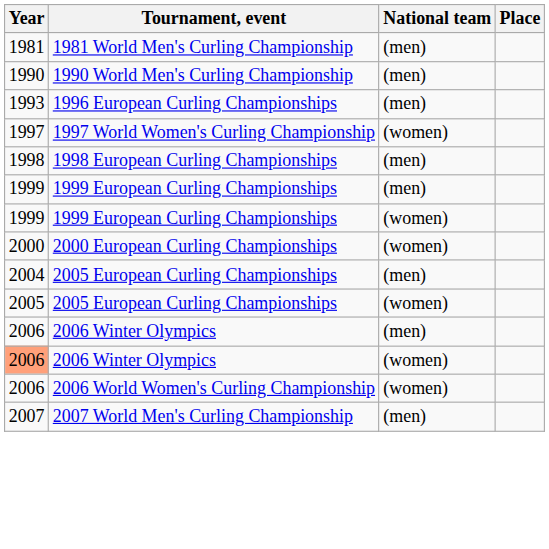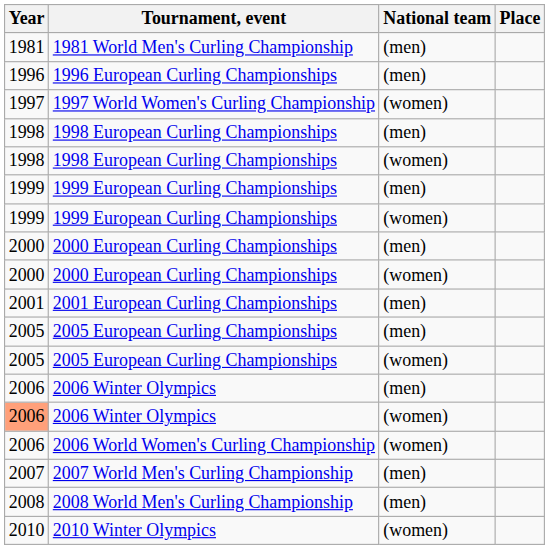- row: (203, 75)
(27, 103) 1993 -> (27, 75) 1996
+ row: (195, 160)
+ row: (195, 246)
+ row: (195, 302)
(27, 274) 2004 -> (27, 331) 2005
+ row: (203, 501)
+ row: (134, 530)
